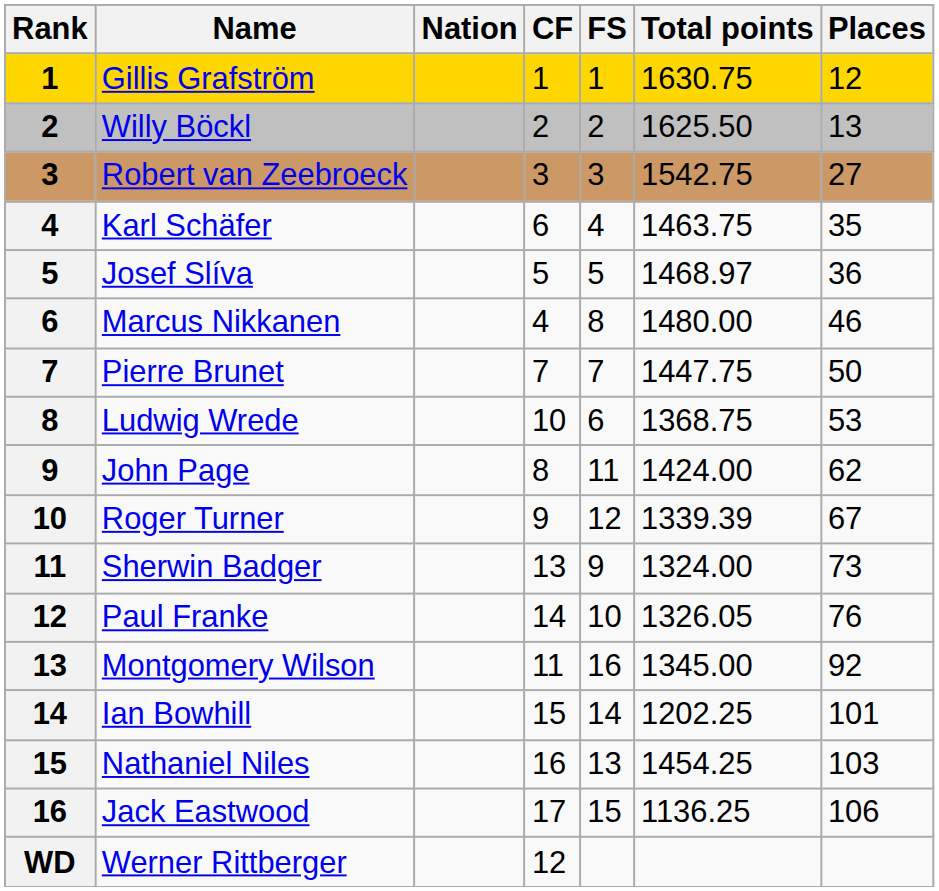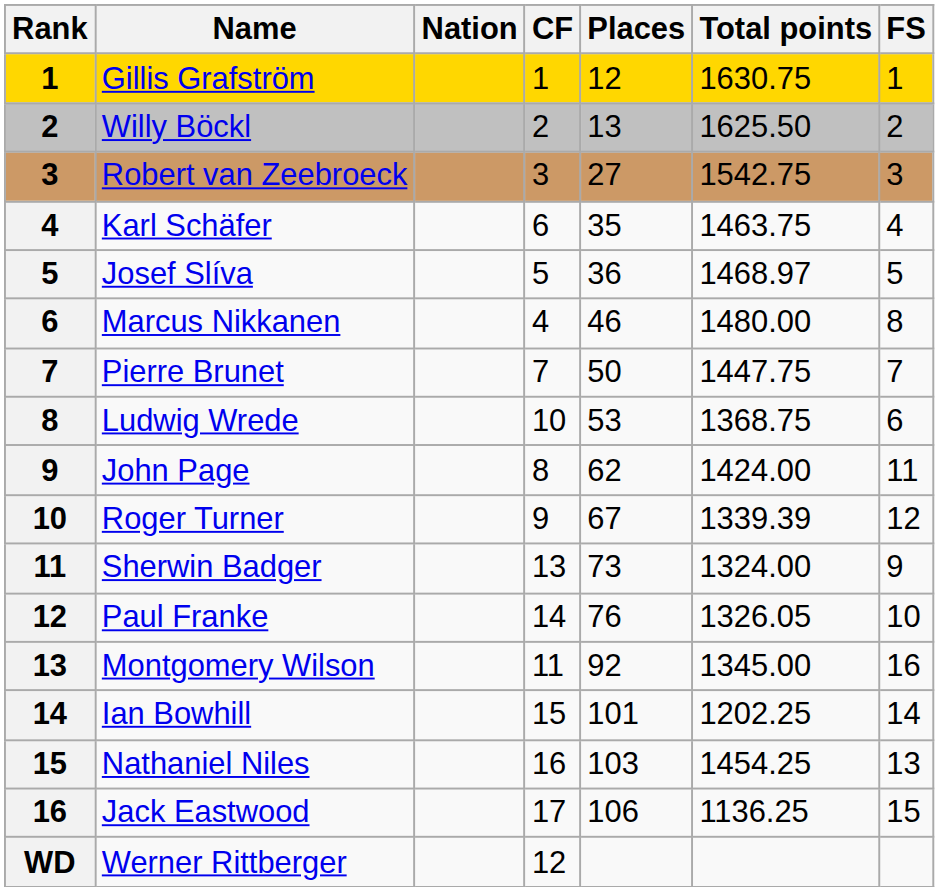columns swapped: (607, 28) <-> (877, 28)
